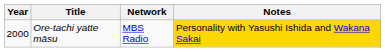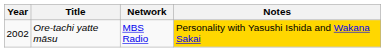(18, 33) 2000 -> (18, 33) 2002
